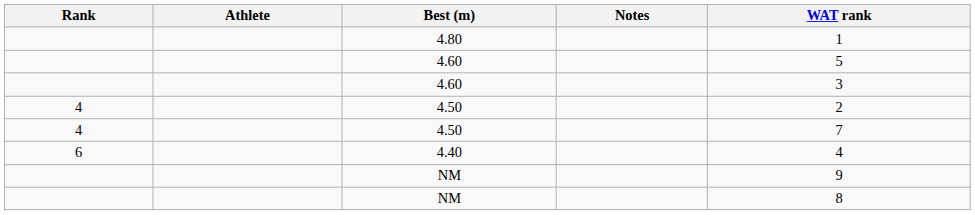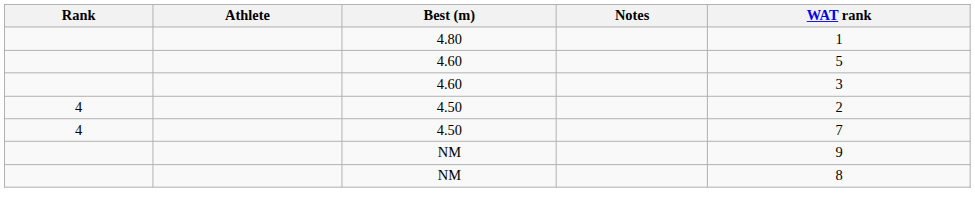- row: (79, 152)
